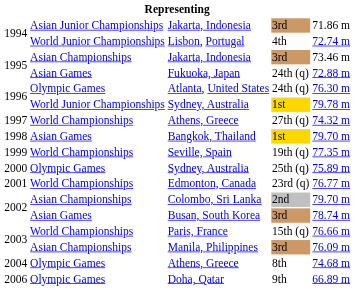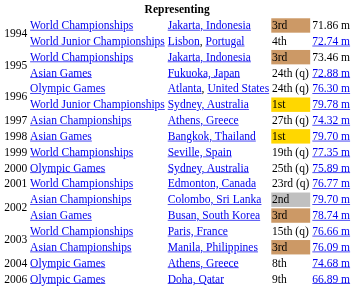(97, 25) Asian Junior Championships -> (82, 25) World Championships
(81, 57) Asian Championships -> (82, 57) World Championships
(82, 120) World Championships -> (81, 120) Asian Championships
